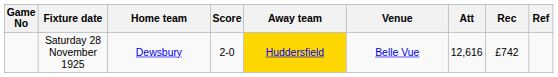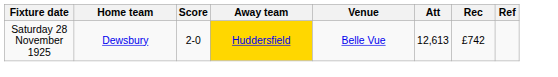- column: (21, 18)
(467, 52) 12,616 -> (433, 40) 12,613
